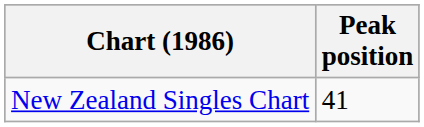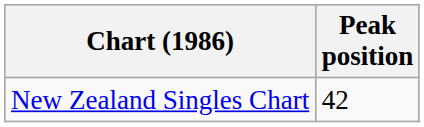(335, 99) 41 -> (335, 99) 42
